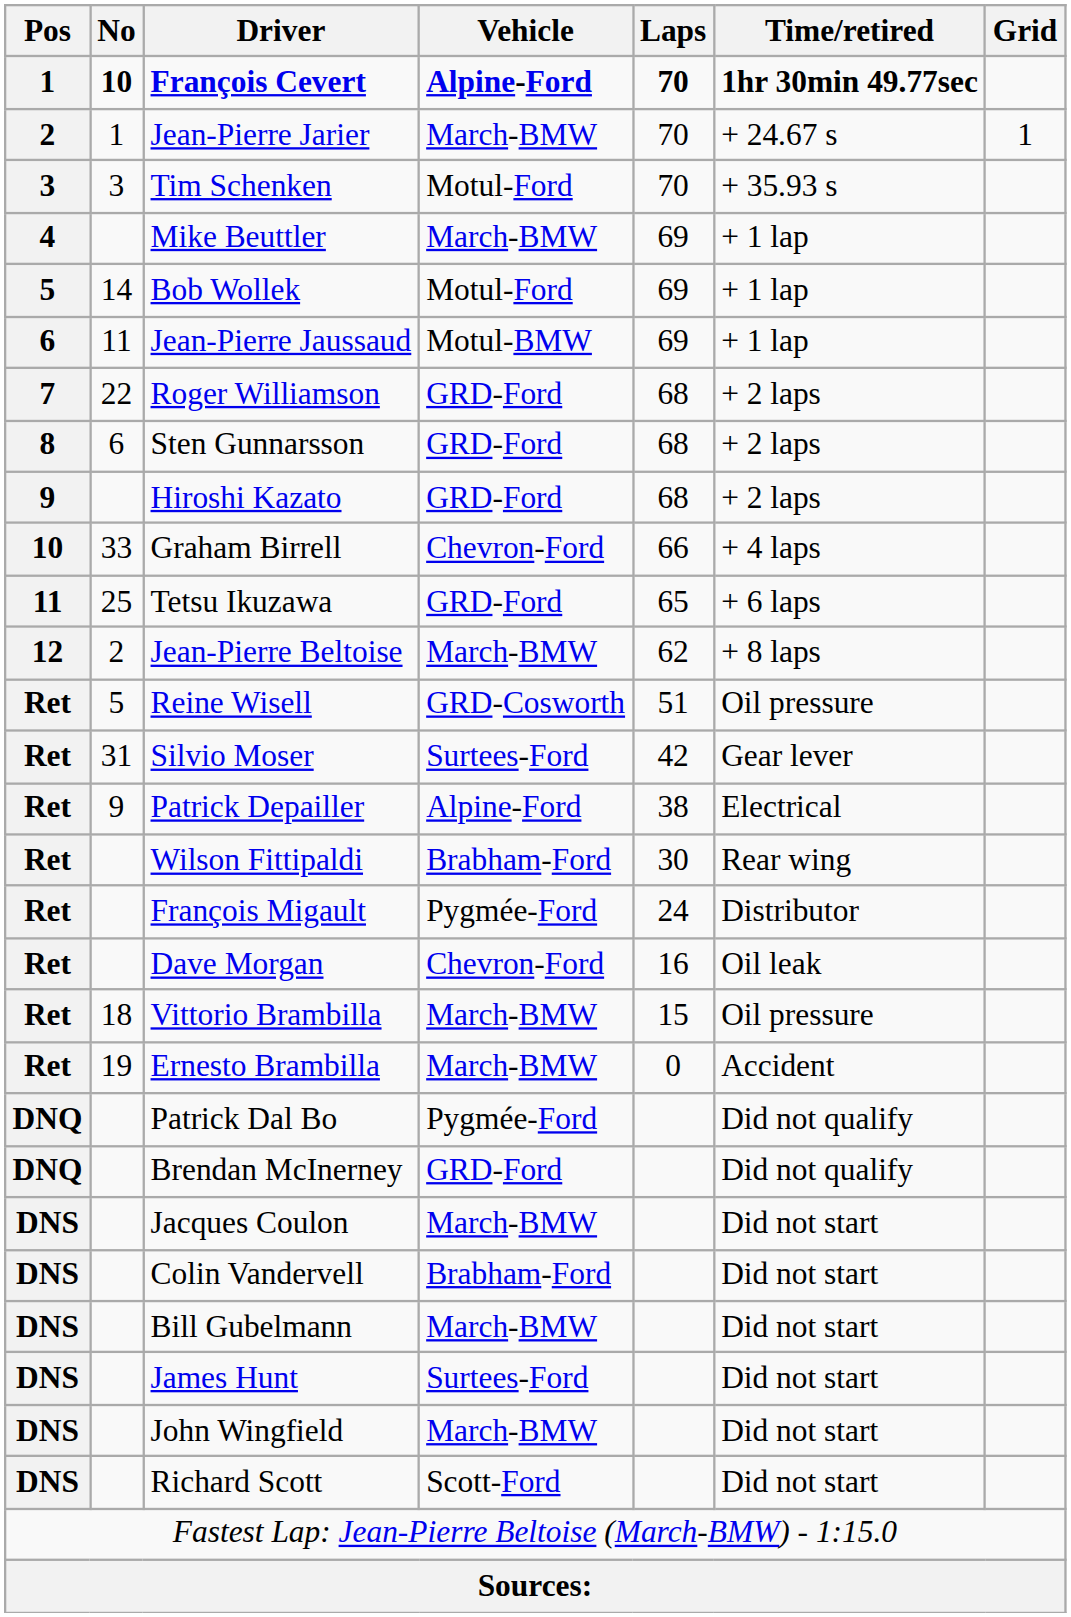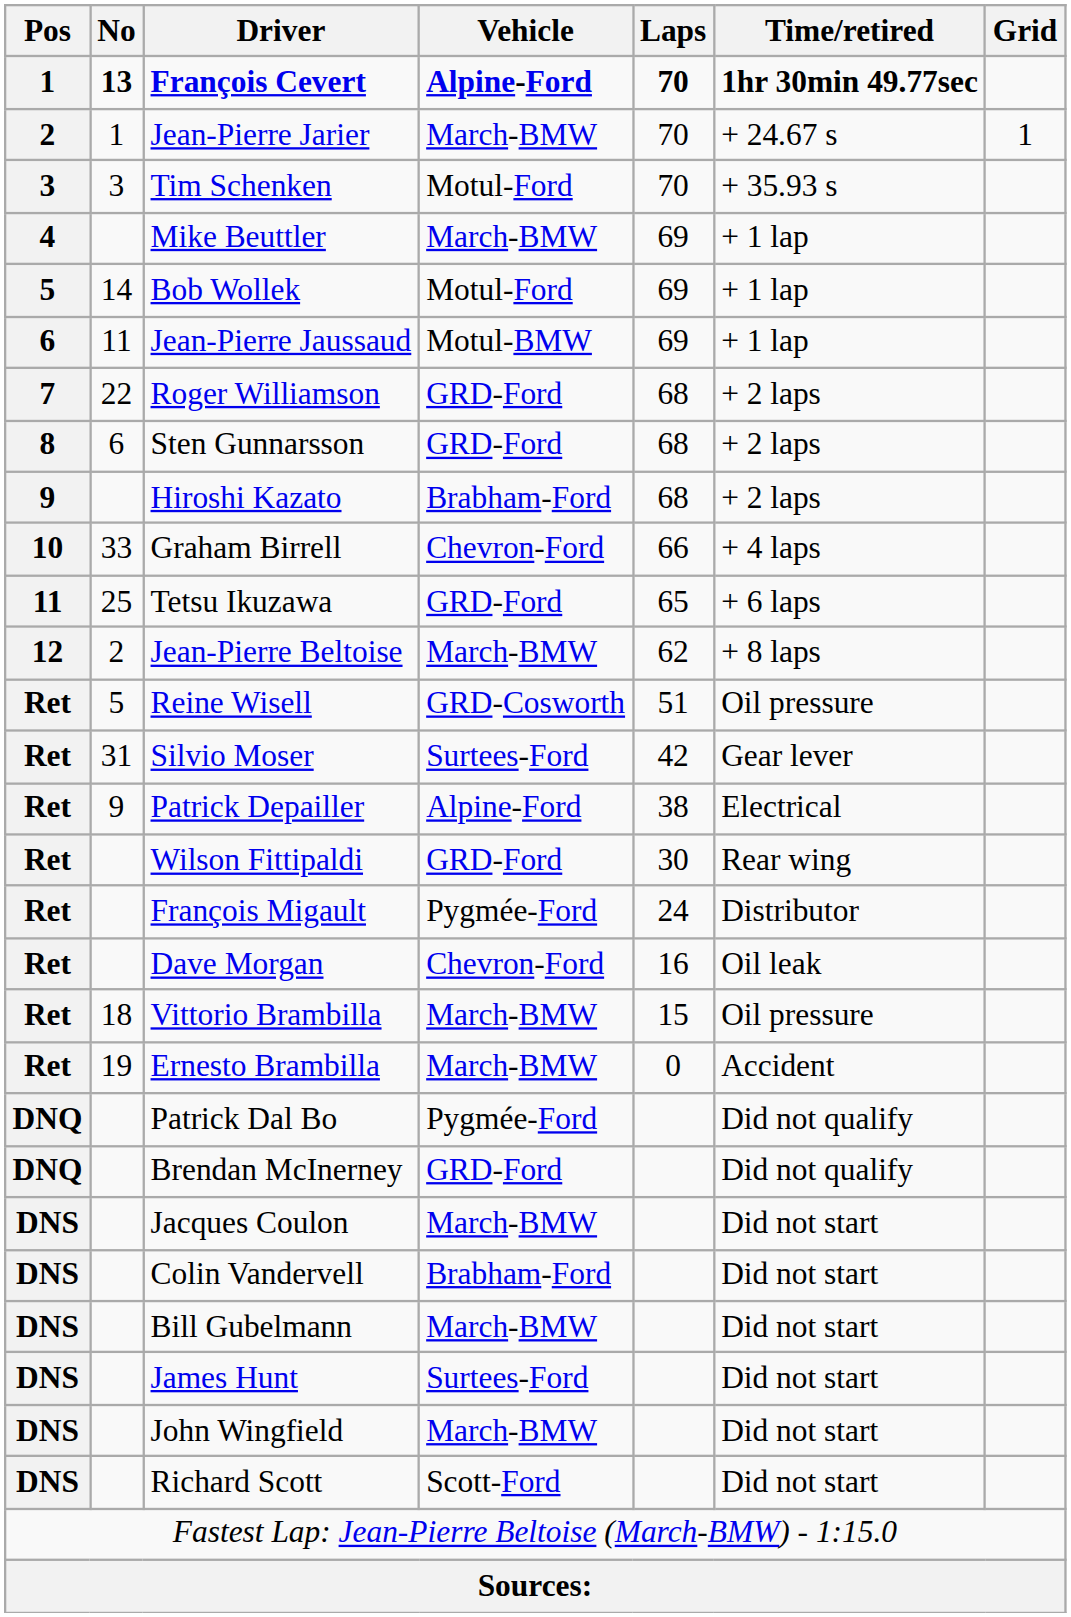(116, 81) 10 -> (116, 81) 13
(494, 496) GRD-Ford -> (519, 496) Brabham-Ford
(519, 859) Brabham-Ford -> (494, 859) GRD-Ford
